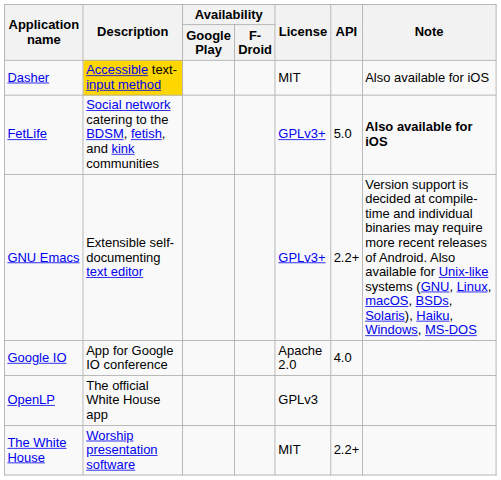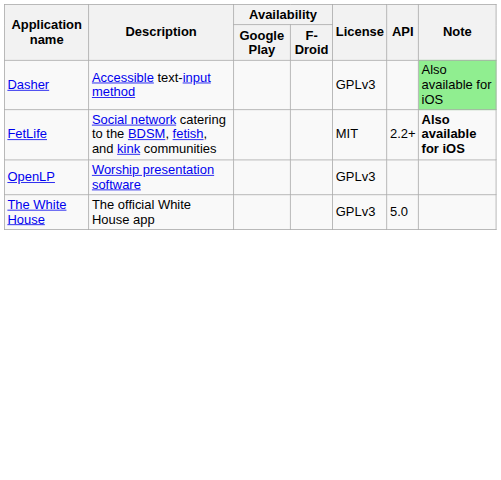(132, 77) gold background -> (151, 85) no background
(289, 77) MIT -> (356, 85) GPLv3
(427, 77) no background -> (457, 85) lightgreen background
(302, 134) GPLv3+ -> (347, 134) MIT
(343, 134) 5.0 -> (403, 134) 2.2+
- row: (43, 257)
- row: (37, 358)
(123, 400) The official White House app -> (153, 177) Worship presentation software
(122, 450) Worship presentation software -> (141, 212) The official White House app
(289, 450) MIT -> (356, 212) GPLv3
(346, 450) 2.2+ -> (399, 212) 5.0
